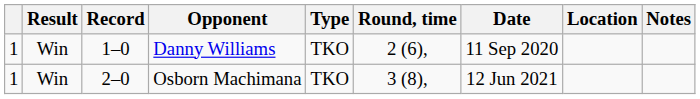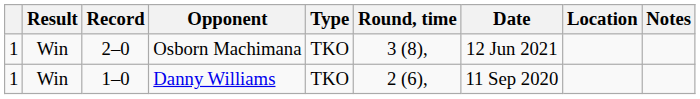rows swapped: (227, 78) <-> (214, 49)
